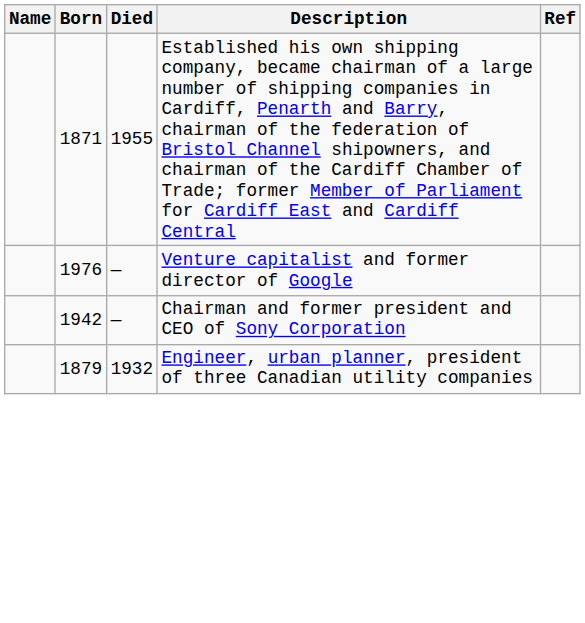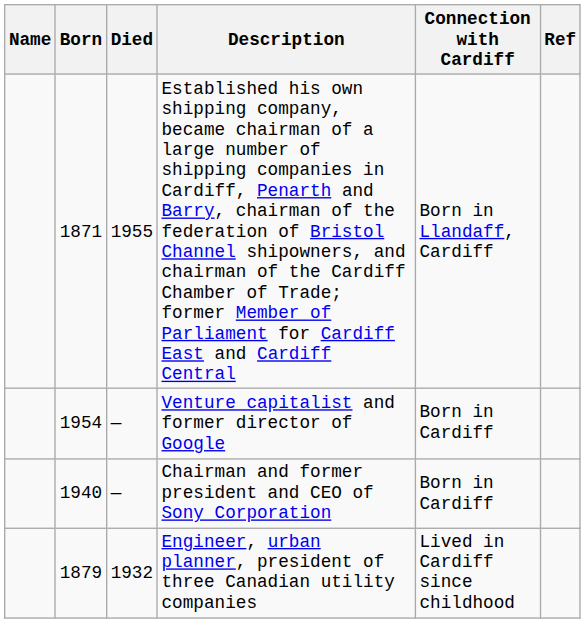+ column: (478, 39)
(81, 271) 1976 -> (81, 424) 1954
(81, 320) 1942 -> (81, 493) 1940
